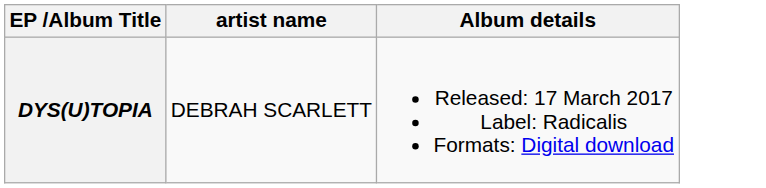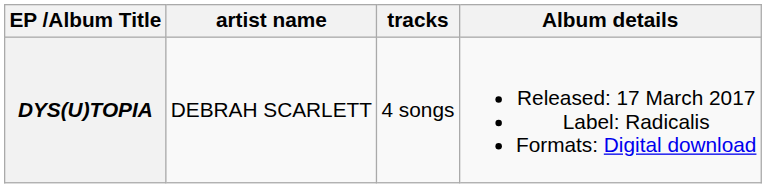+ column: (418, 20)
